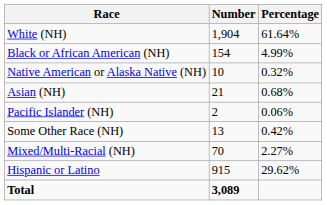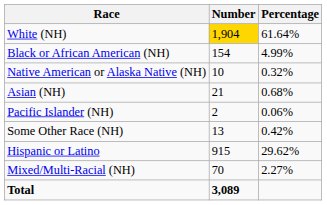(226, 33) no background -> (226, 33) gold background
rows swapped: (71, 151) <-> (53, 170)
